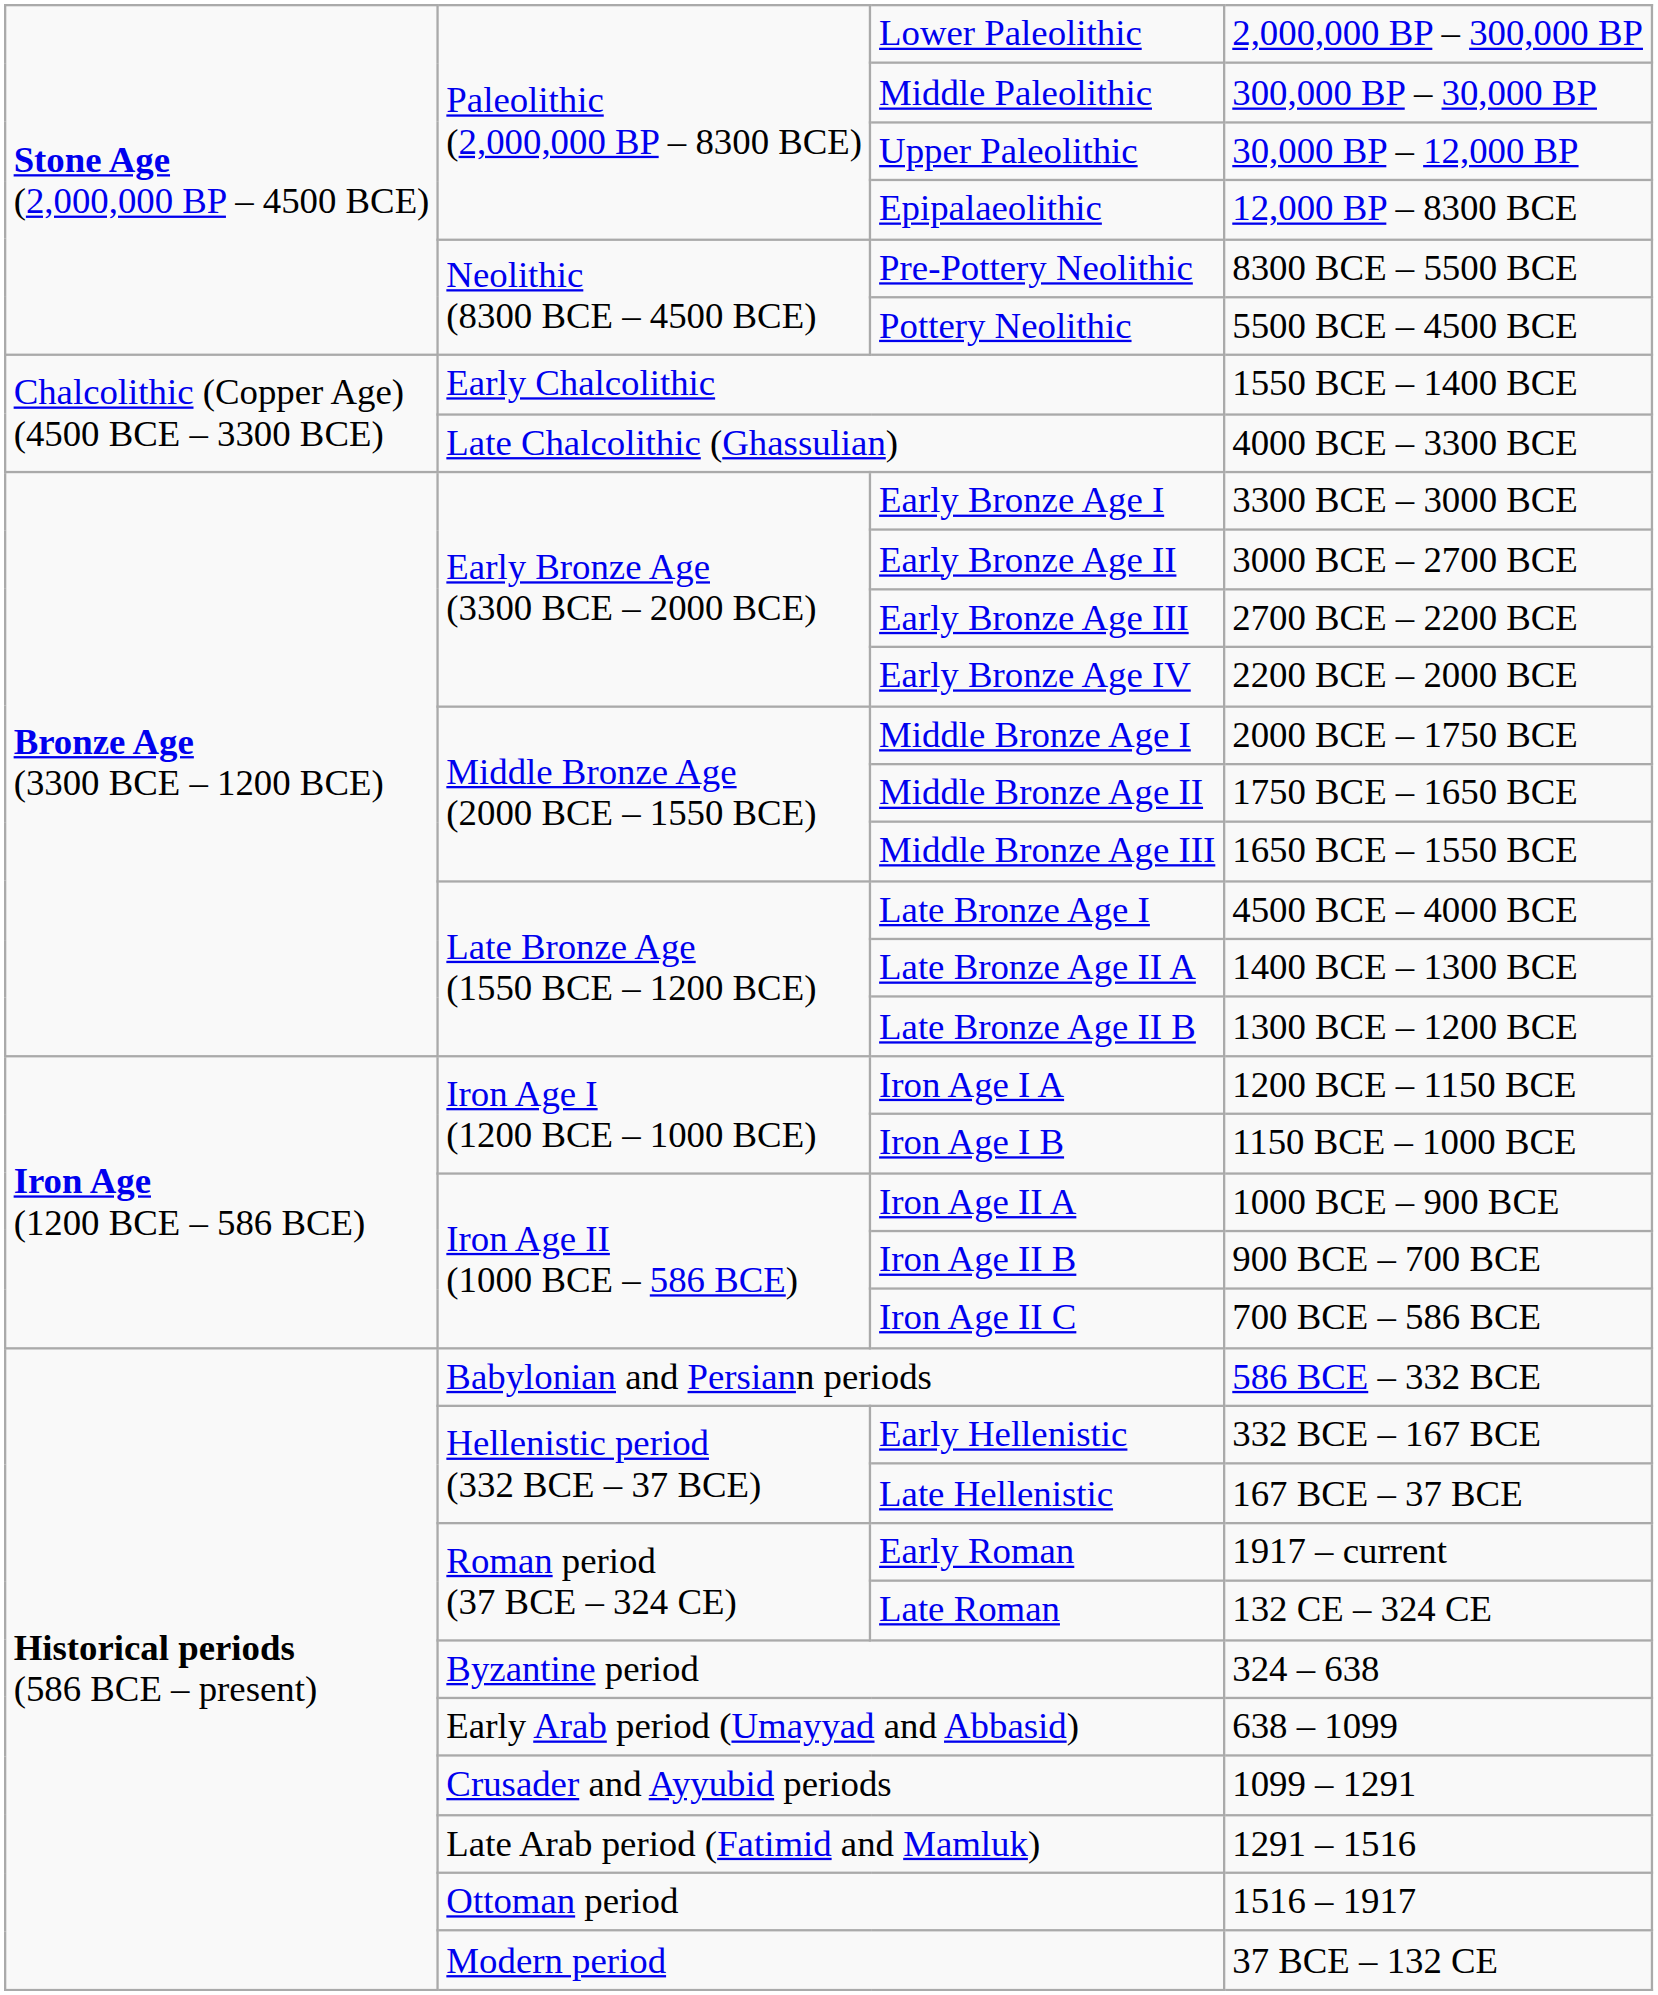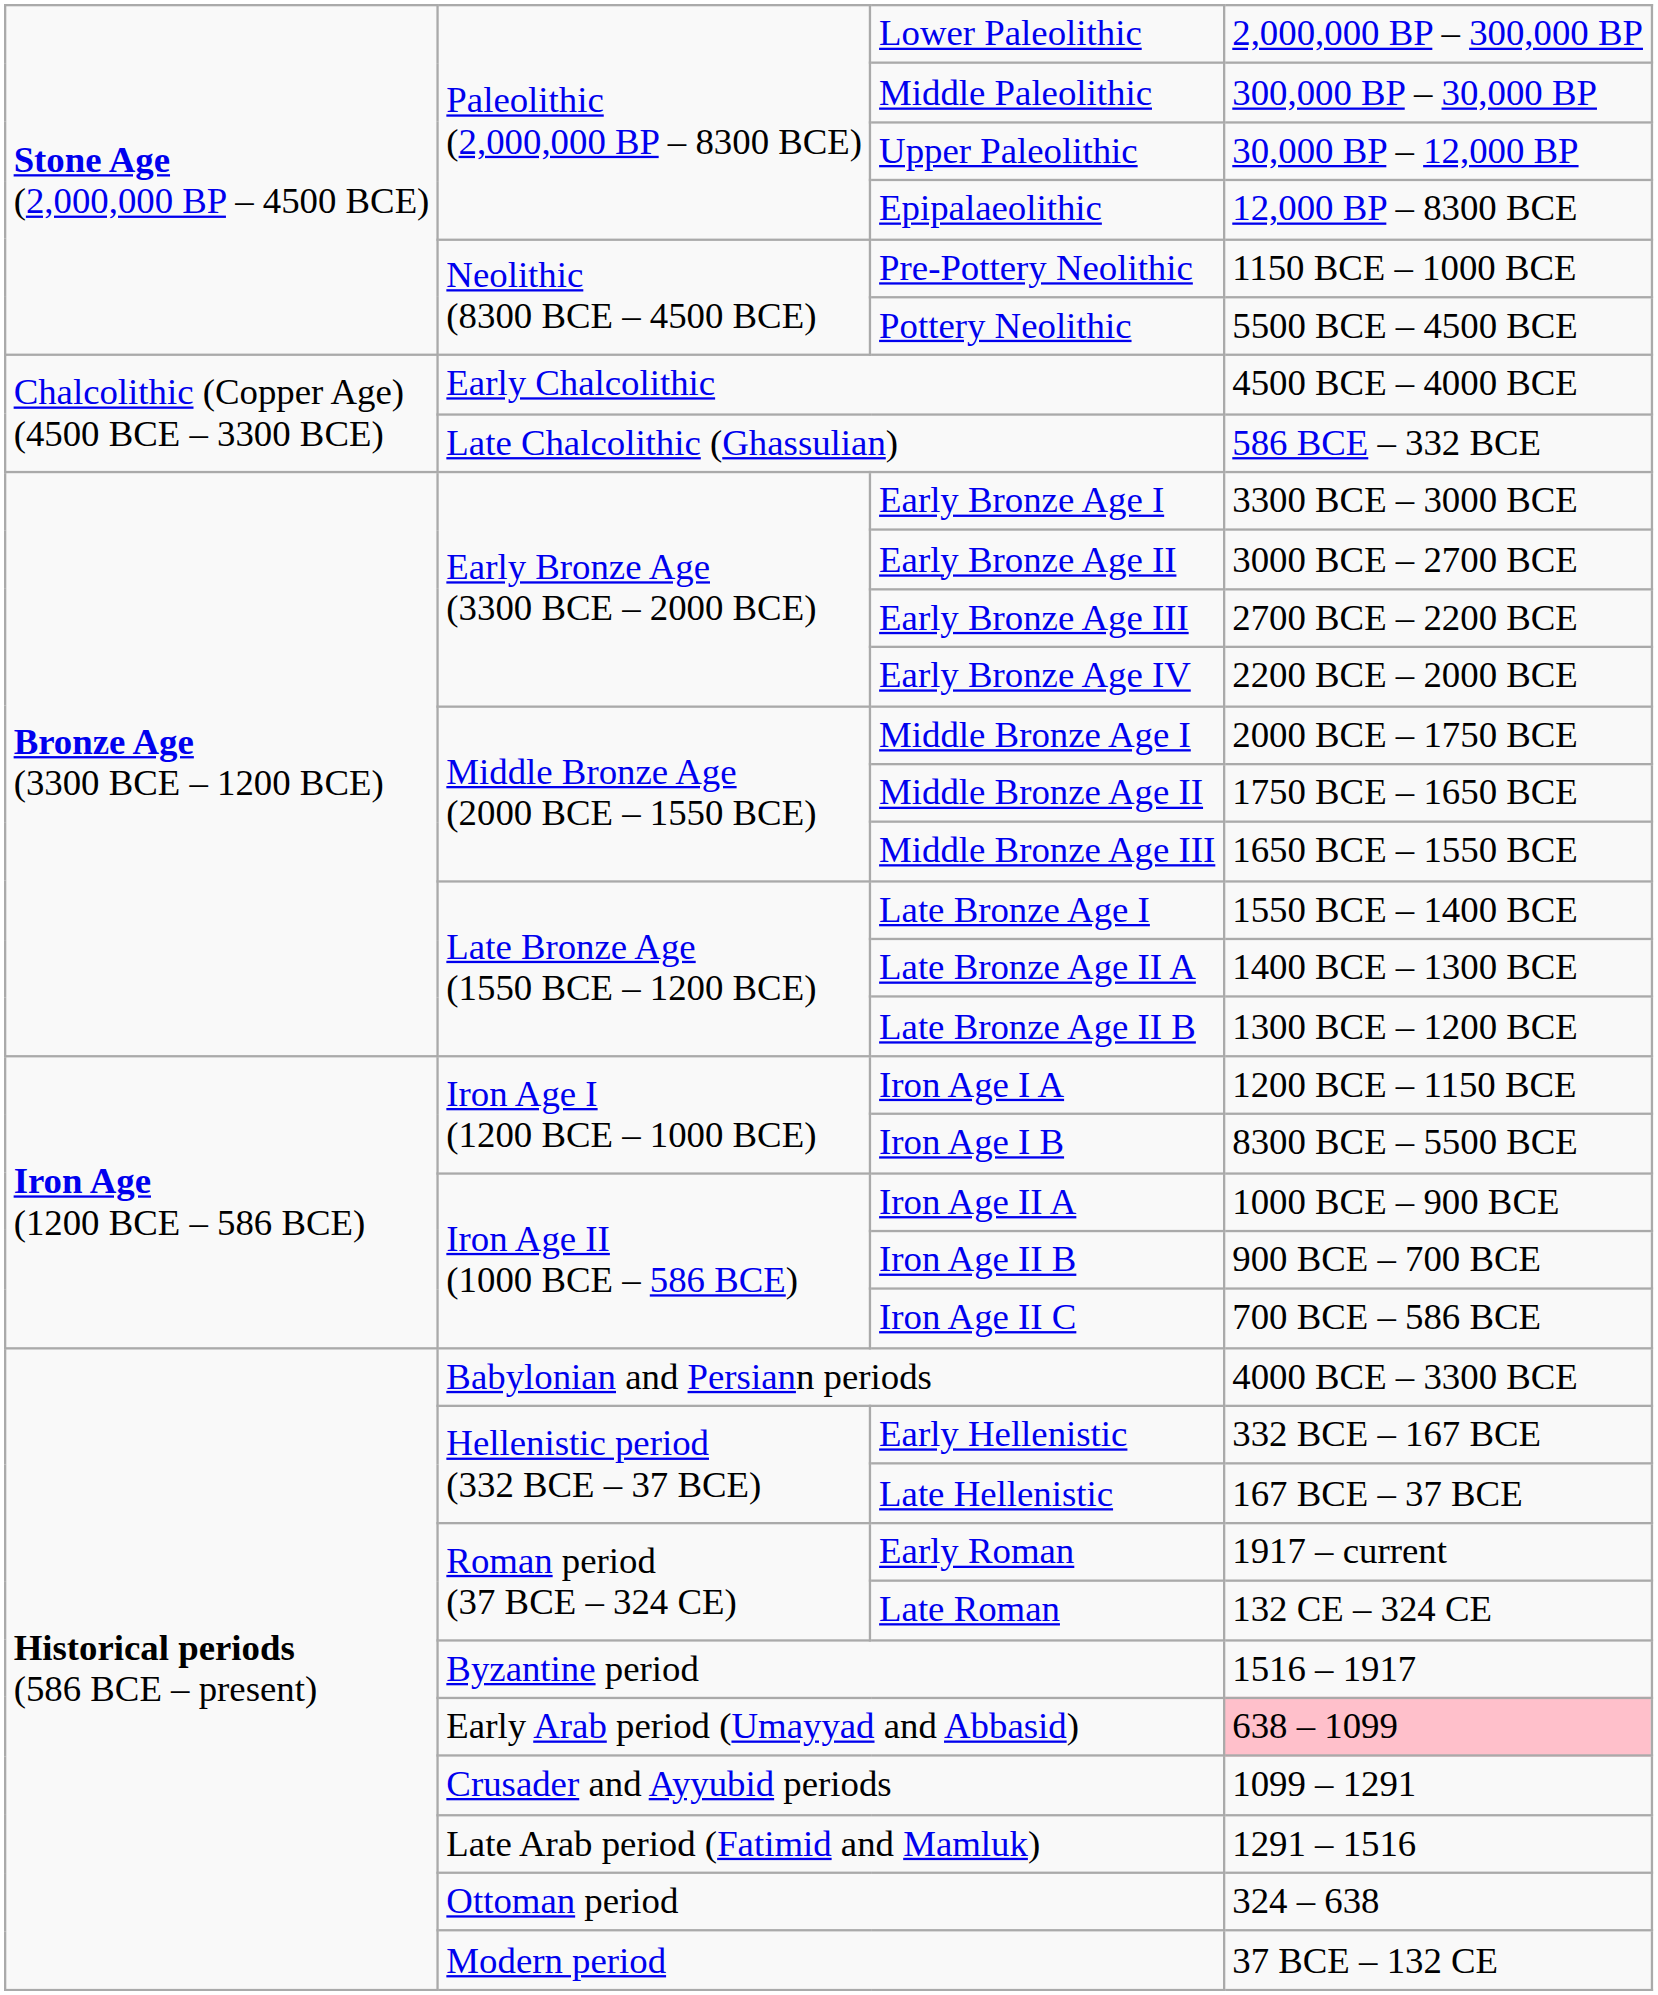(1405, 267) 8300 BCE – 5500 BCE -> (1404, 267) 1150 BCE – 1000 BCE
(1405, 383) 1550 BCE – 1400 BCE -> (1405, 383) 4500 BCE – 4000 BCE
(1405, 442) 4000 BCE – 3300 BCE -> (1387, 442) 586 BCE – 332 BCE
(1405, 909) 4500 BCE – 4000 BCE -> (1405, 909) 1550 BCE – 1400 BCE
(1404, 1142) 1150 BCE – 1000 BCE -> (1405, 1142) 8300 BCE – 5500 BCE
(1387, 1376) 586 BCE – 332 BCE -> (1405, 1376) 4000 BCE – 3300 BCE
(1306, 1667) 324 – 638 -> (1324, 1667) 1516 – 1917
(1315, 1726) no background -> (1315, 1726) pink background
(1324, 1901) 1516 – 1917 -> (1306, 1901) 324 – 638
